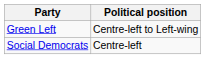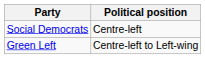rows swapped: (47, 45) <-> (31, 29)
